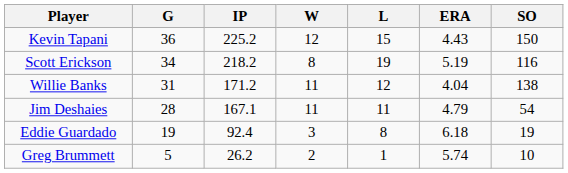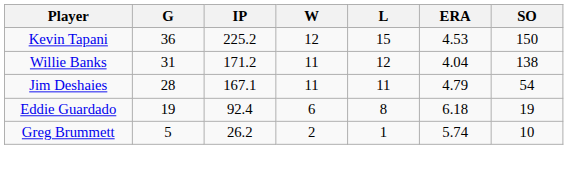(455, 39) 4.43 -> (455, 39) 4.53
- row: (68, 62)
(312, 132) 3 -> (312, 109) 6
